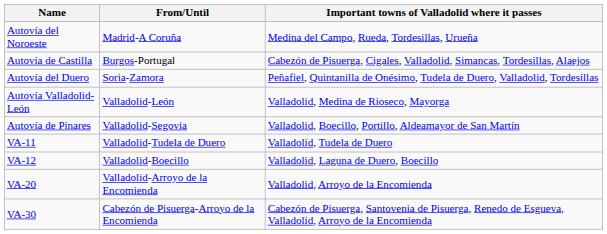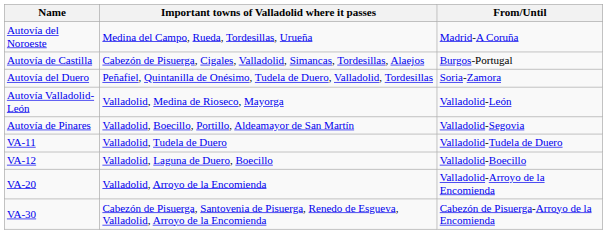columns swapped: (183, 13) <-> (434, 13)
